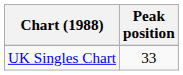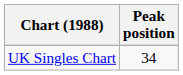(149, 57) 33 -> (149, 57) 34
